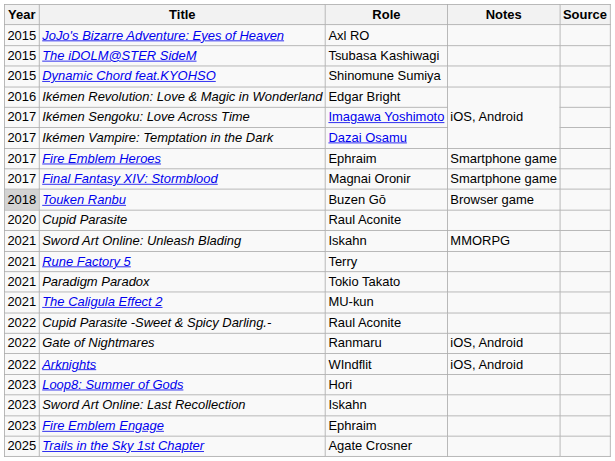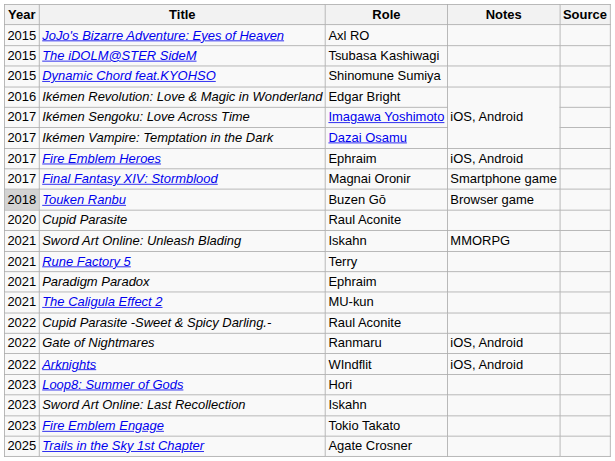(504, 158) Smartphone game -> (487, 158) iOS, Android
(364, 281) Tokio Takato -> (353, 281) Ephraim
(353, 425) Ephraim -> (364, 425) Tokio Takato
